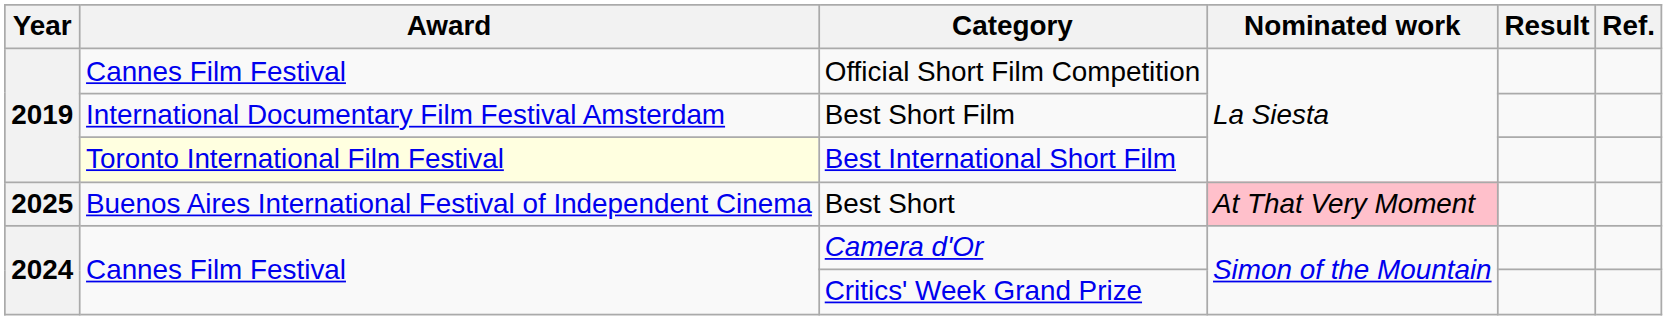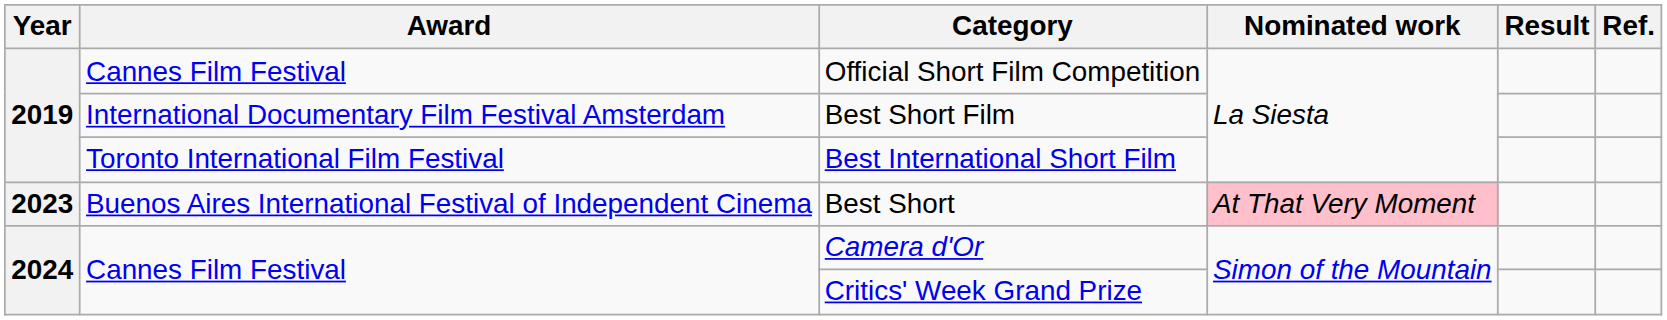(295, 159) lightyellow background -> (295, 159) no background
(42, 203) 2025 -> (42, 203) 2023
